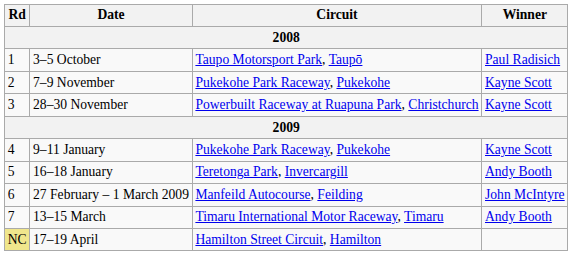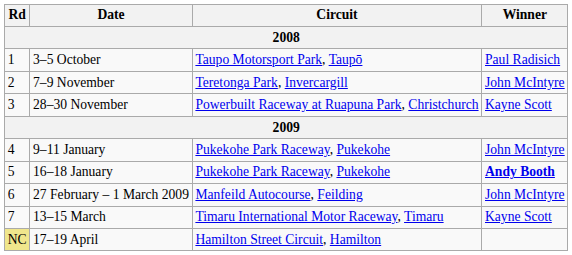(293, 82) Pukekohe Park Raceway, Pukekohe -> (272, 82) Teretonga Park, Invercargill
(518, 82) Kayne Scott -> (525, 82) John McIntyre
(518, 149) Kayne Scott -> (525, 149) John McIntyre
(272, 172) Teretonga Park, Invercargill -> (293, 172) Pukekohe Park Raceway, Pukekohe
(518, 172) normal -> (520, 172) bold
(518, 217) Andy Booth -> (518, 217) Kayne Scott
